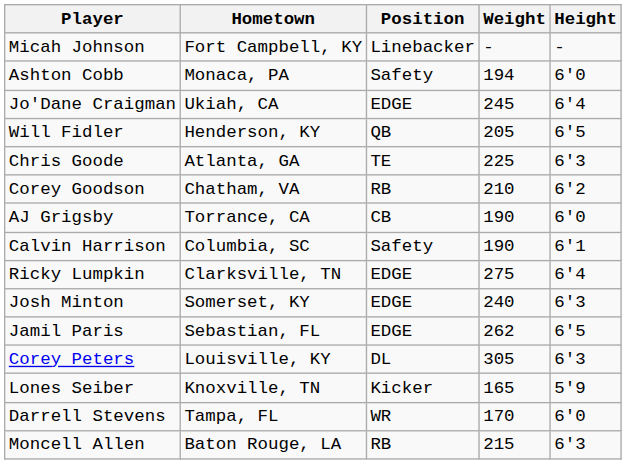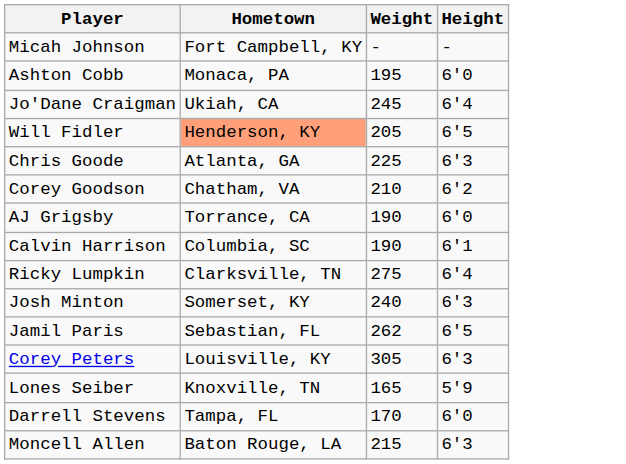- column: (423, 19)
(499, 76) 194 -> (386, 76) 195
(252, 132) no background -> (252, 132) lightsalmon background
